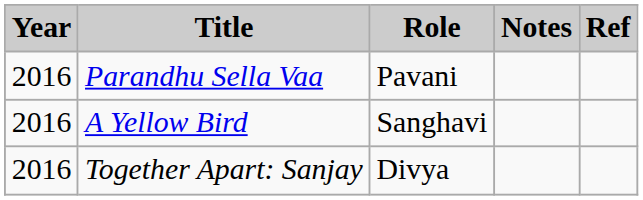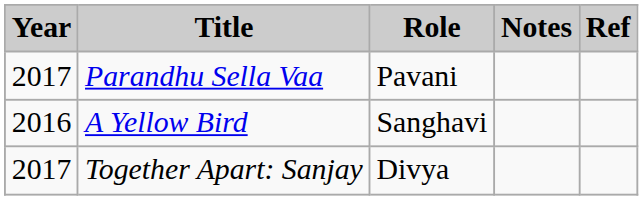(42, 75) 2016 -> (42, 75) 2017
(42, 169) 2016 -> (42, 169) 2017
